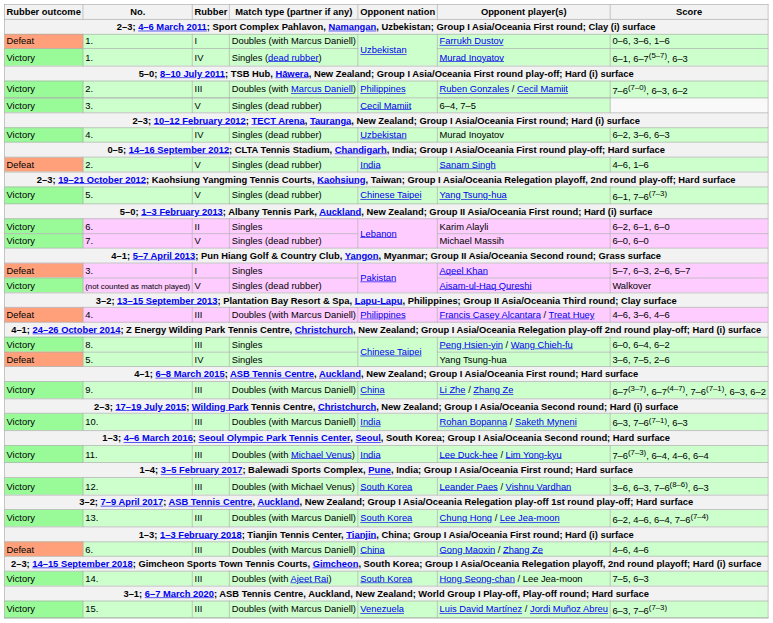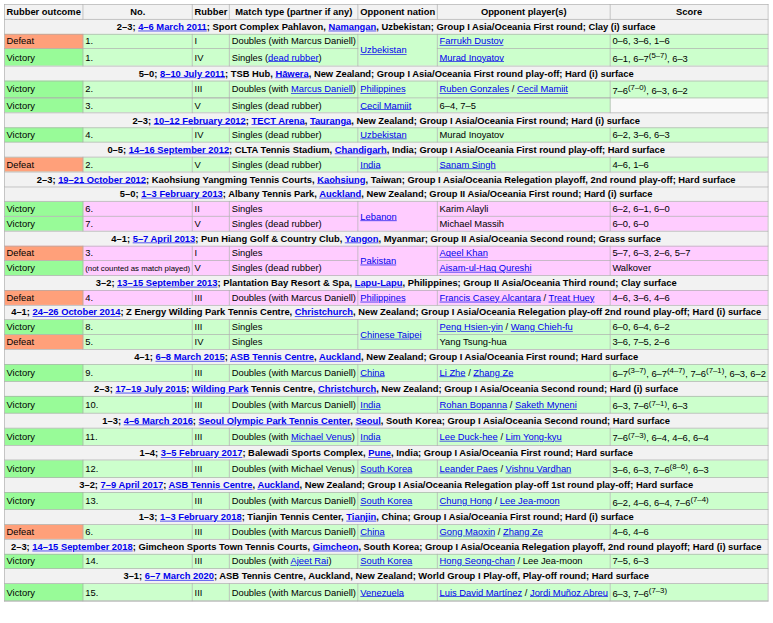- row: (89, 196)
